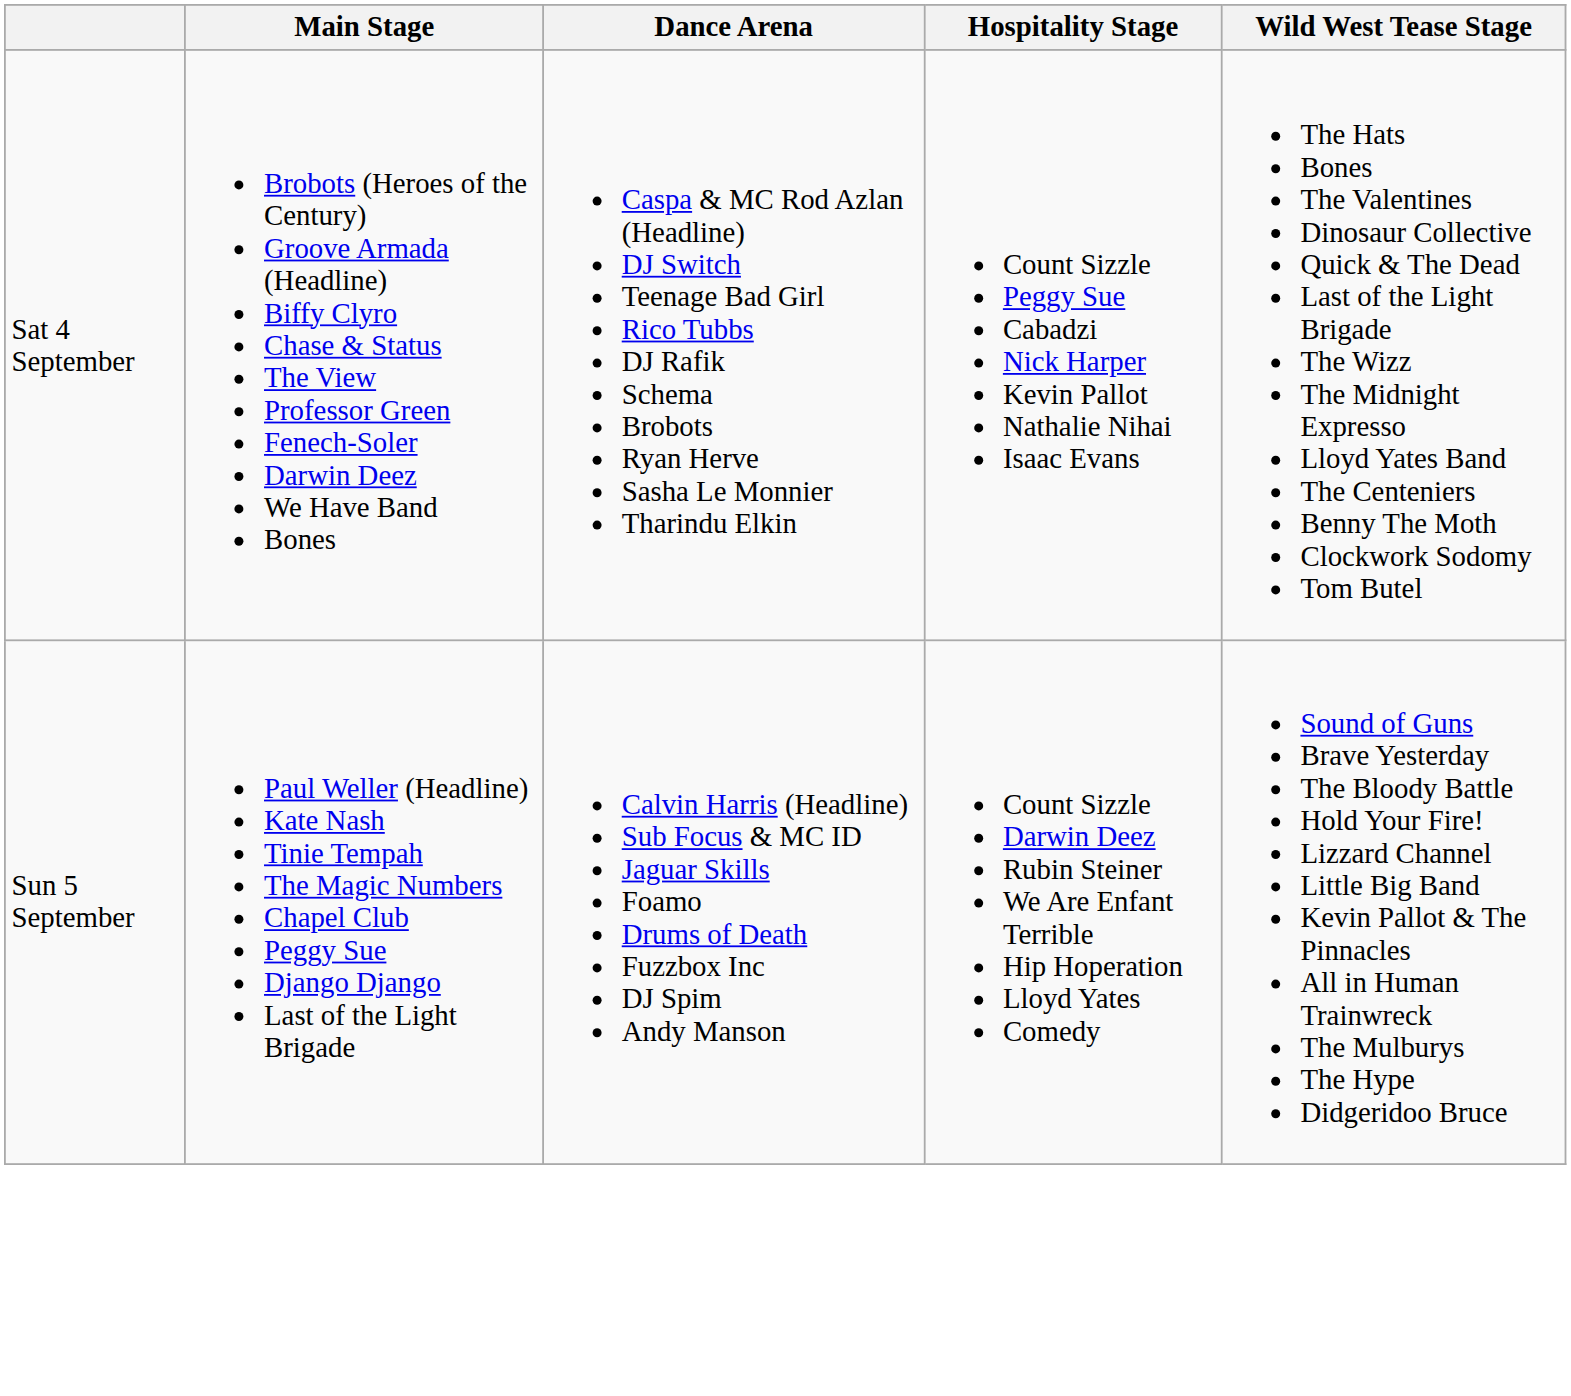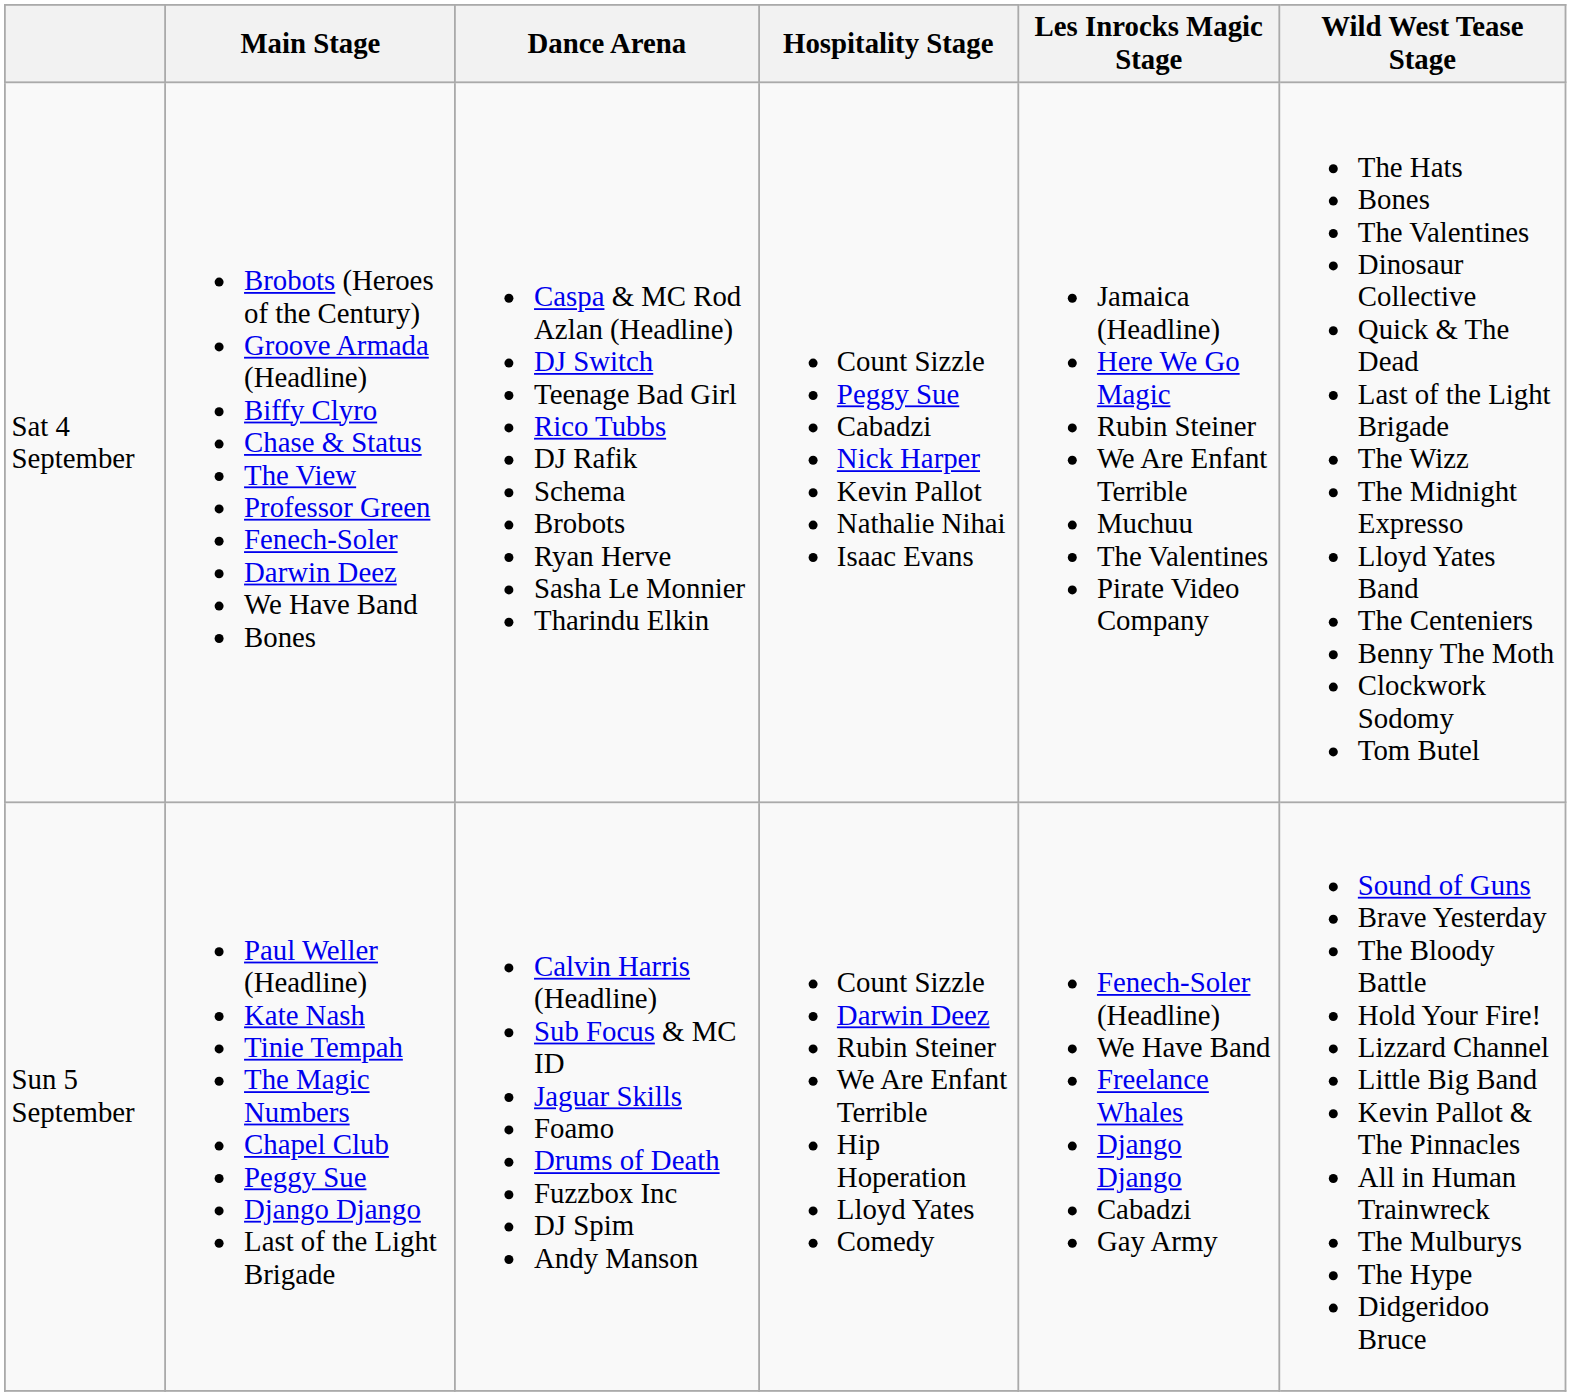+ column: (1149, 43)
